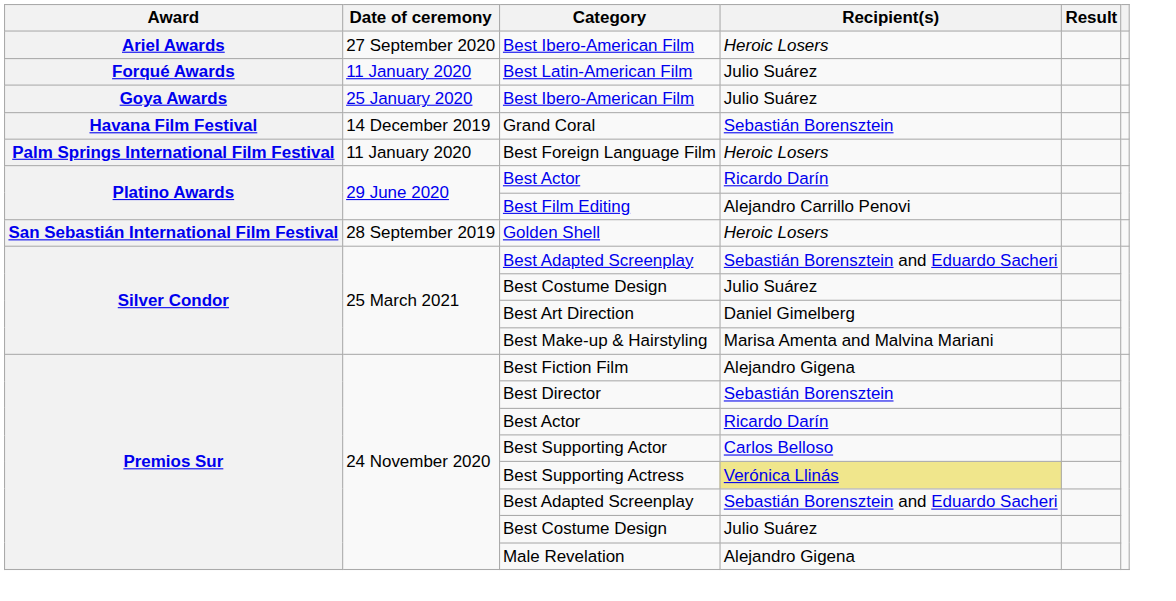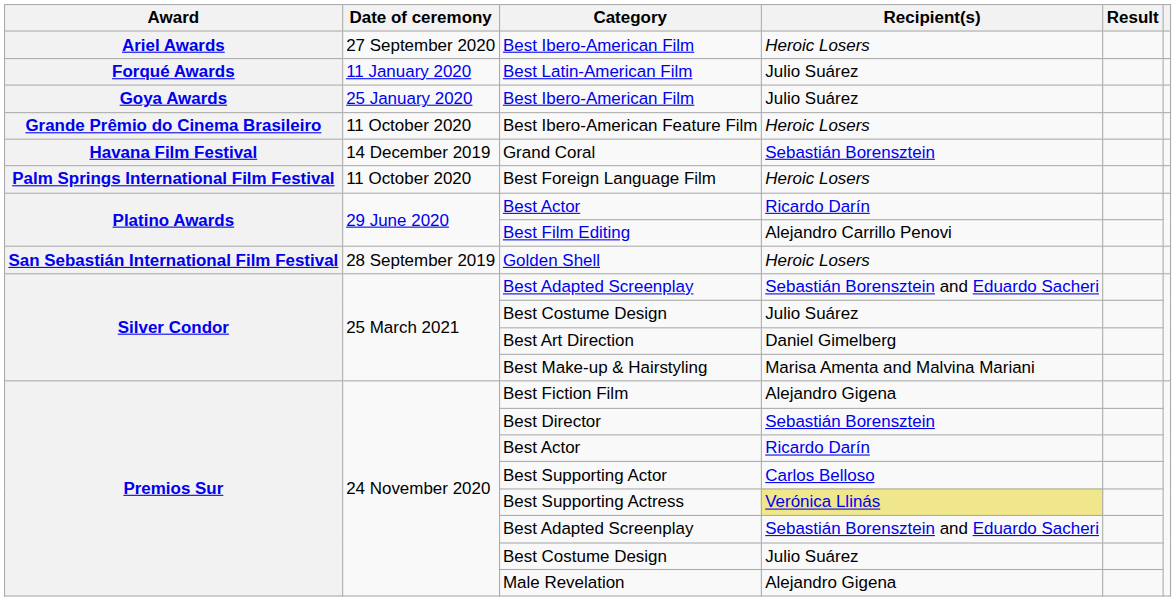+ row: (173, 125)
(409, 152) 11 January 2020 -> (409, 179) 11 October 2020
